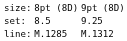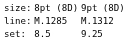rows swapped: (15, 21) <-> (18, 34)
